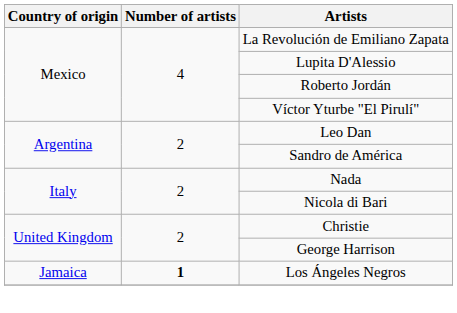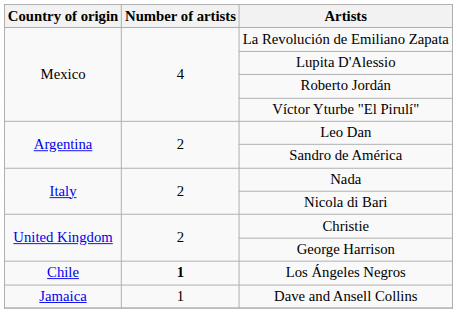(63, 272) Jamaica -> (63, 272) Chile
+ row: (346, 296)
